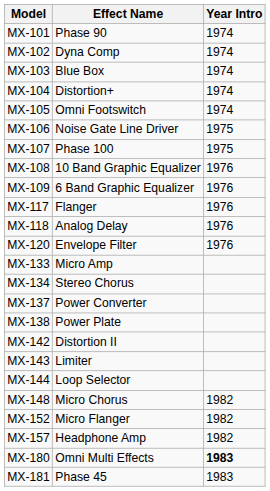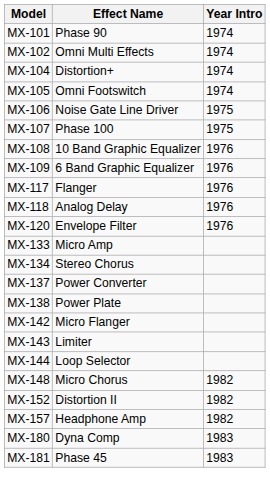(87, 52) Dyna Comp -> (105, 52) Omni Multi Effects
- row: (28, 71)
(86, 341) Distortion II -> (93, 322) Micro Flanger
(93, 419) Micro Flanger -> (86, 399) Distortion II
(105, 457) Omni Multi Effects -> (87, 438) Dyna Comp
(220, 457) bold -> (220, 438) normal
